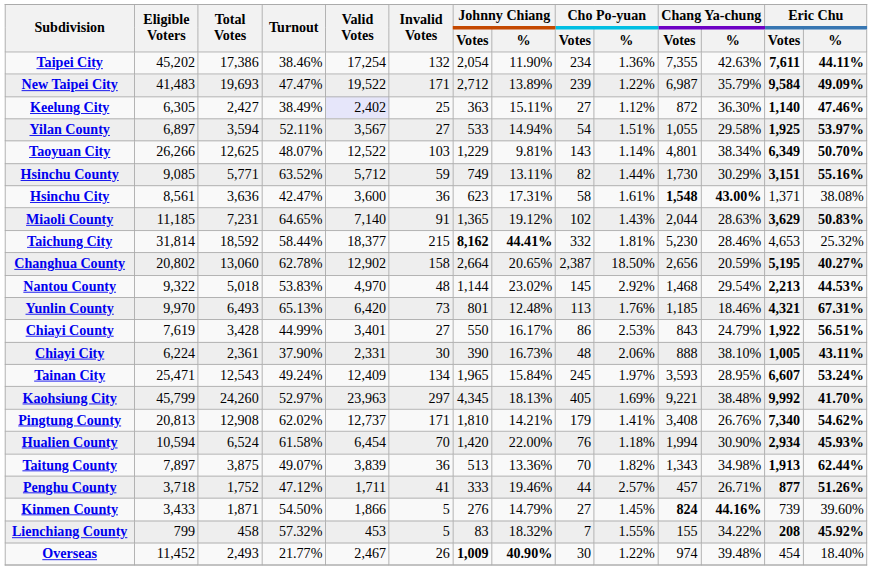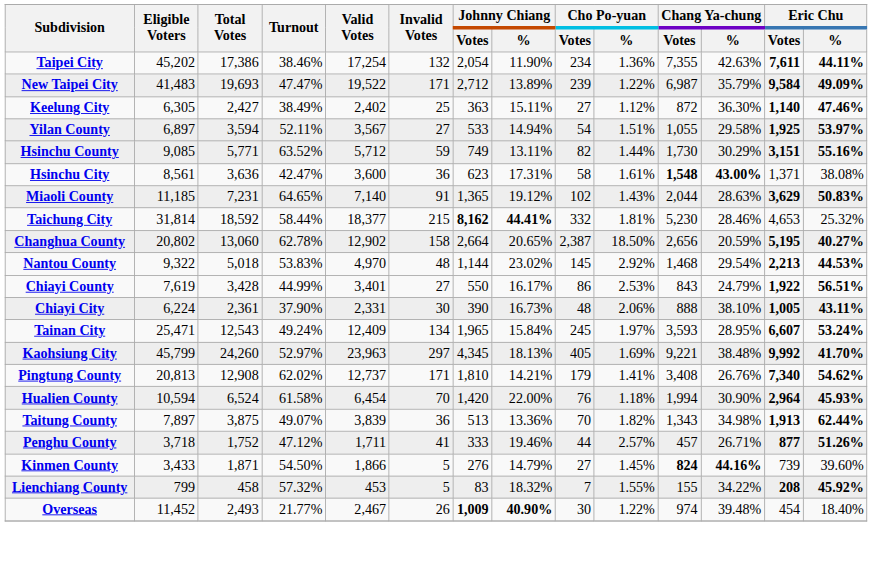(370, 107) lavender background -> (370, 107) no background
- row: (70, 152)
- row: (70, 308)
(784, 442) 2,934 -> (784, 397) 2,964
